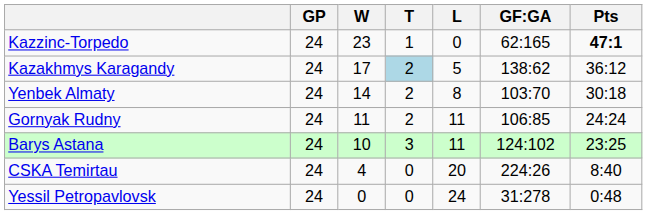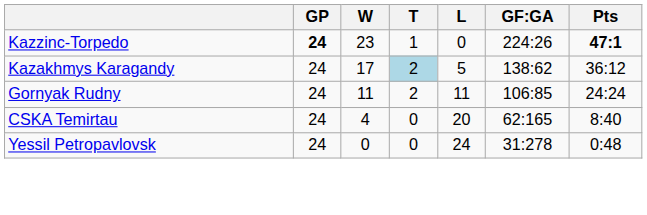(314, 42) normal -> (317, 42) bold
(525, 42) 62:165 -> (528, 42) 224:26
- row: (61, 94)
- row: (56, 145)
(525, 171) 224:26 -> (528, 119) 62:165
